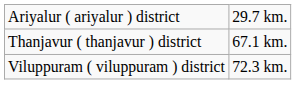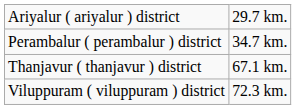+ row: (115, 41)
